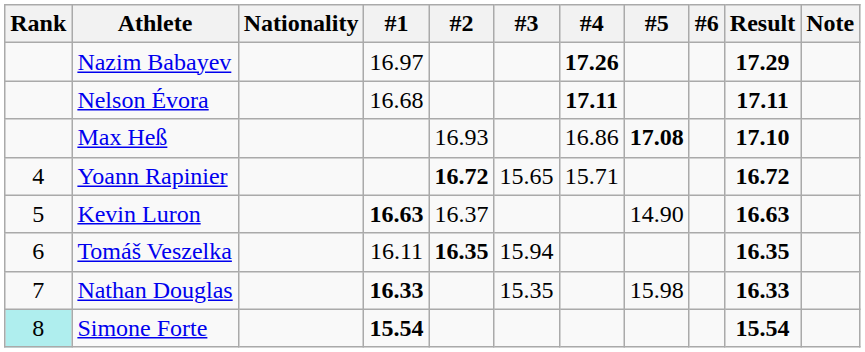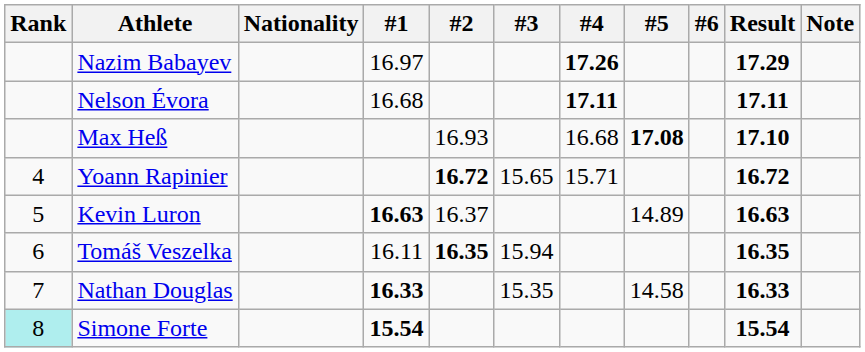(592, 137) 16.86 -> (592, 137) 16.68
(657, 213) 14.90 -> (657, 213) 14.89
(657, 289) 15.98 -> (657, 289) 14.58
